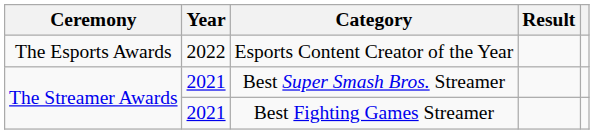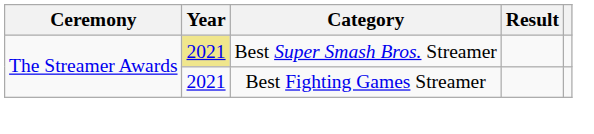- row: (374, 50)
(206, 81) no background -> (206, 50) khaki background
